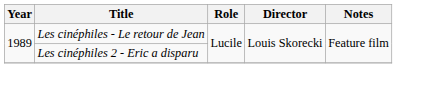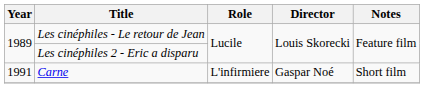+ row: (53, 72)
